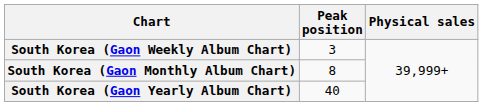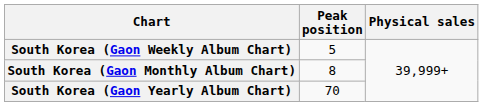(332, 50) 3 -> (332, 50) 5
(332, 91) 40 -> (332, 91) 70
